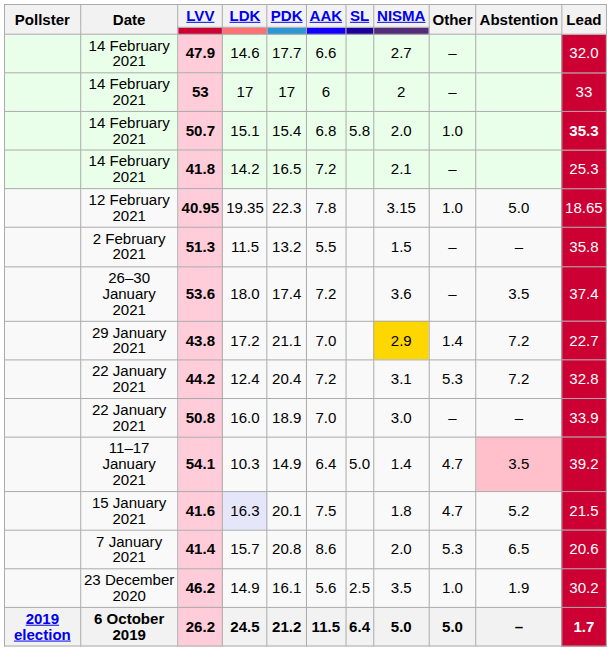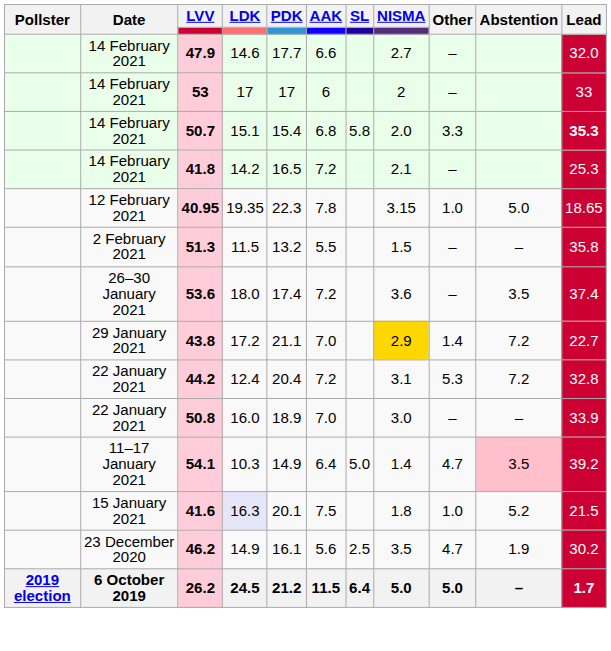(453, 131) 1.0 -> (453, 131) 3.3
(453, 510) 4.7 -> (453, 510) 1.0
- row: (200, 549)
(453, 588) 1.0 -> (453, 549) 4.7
